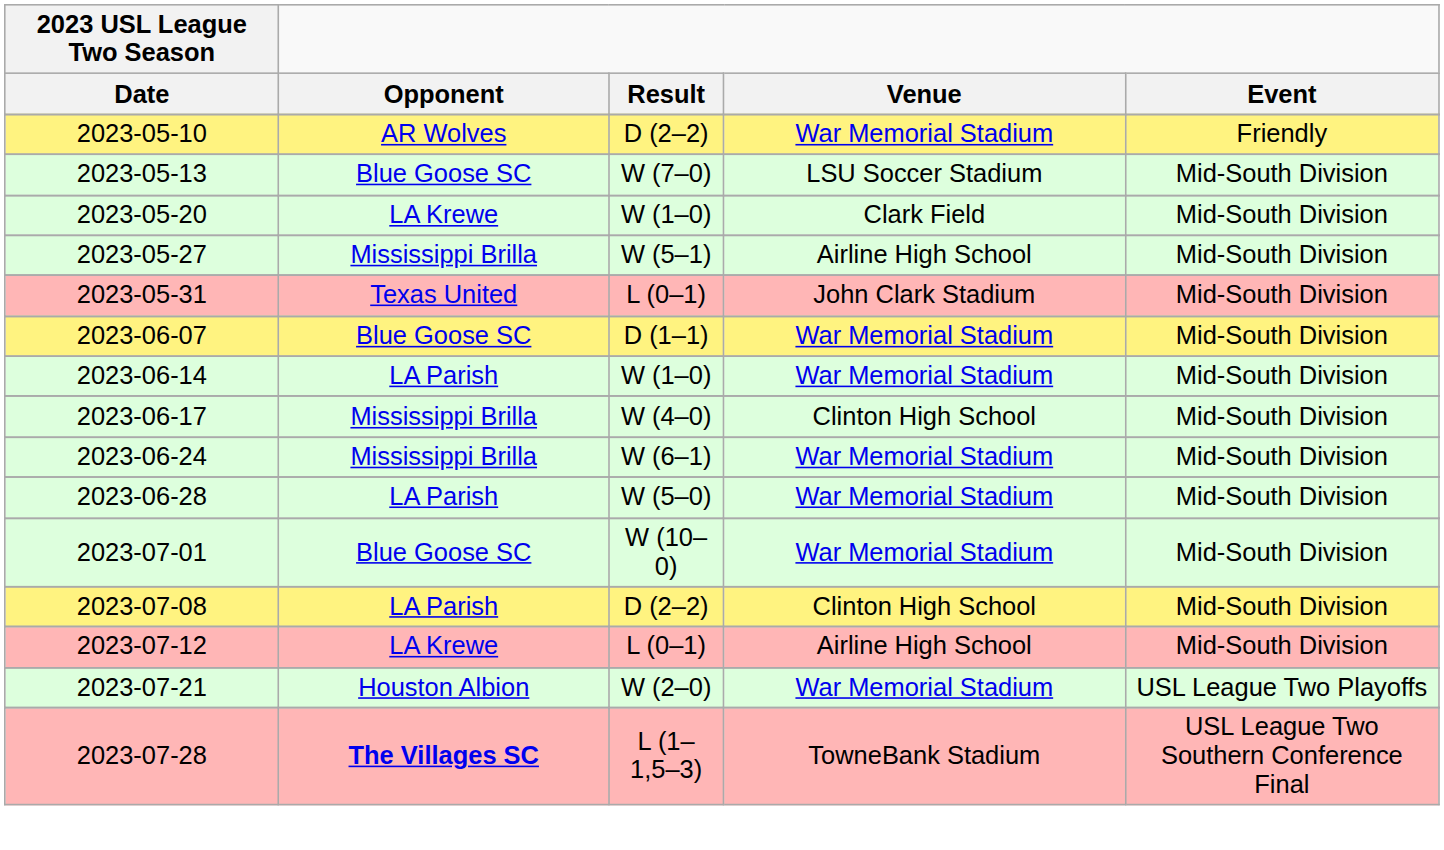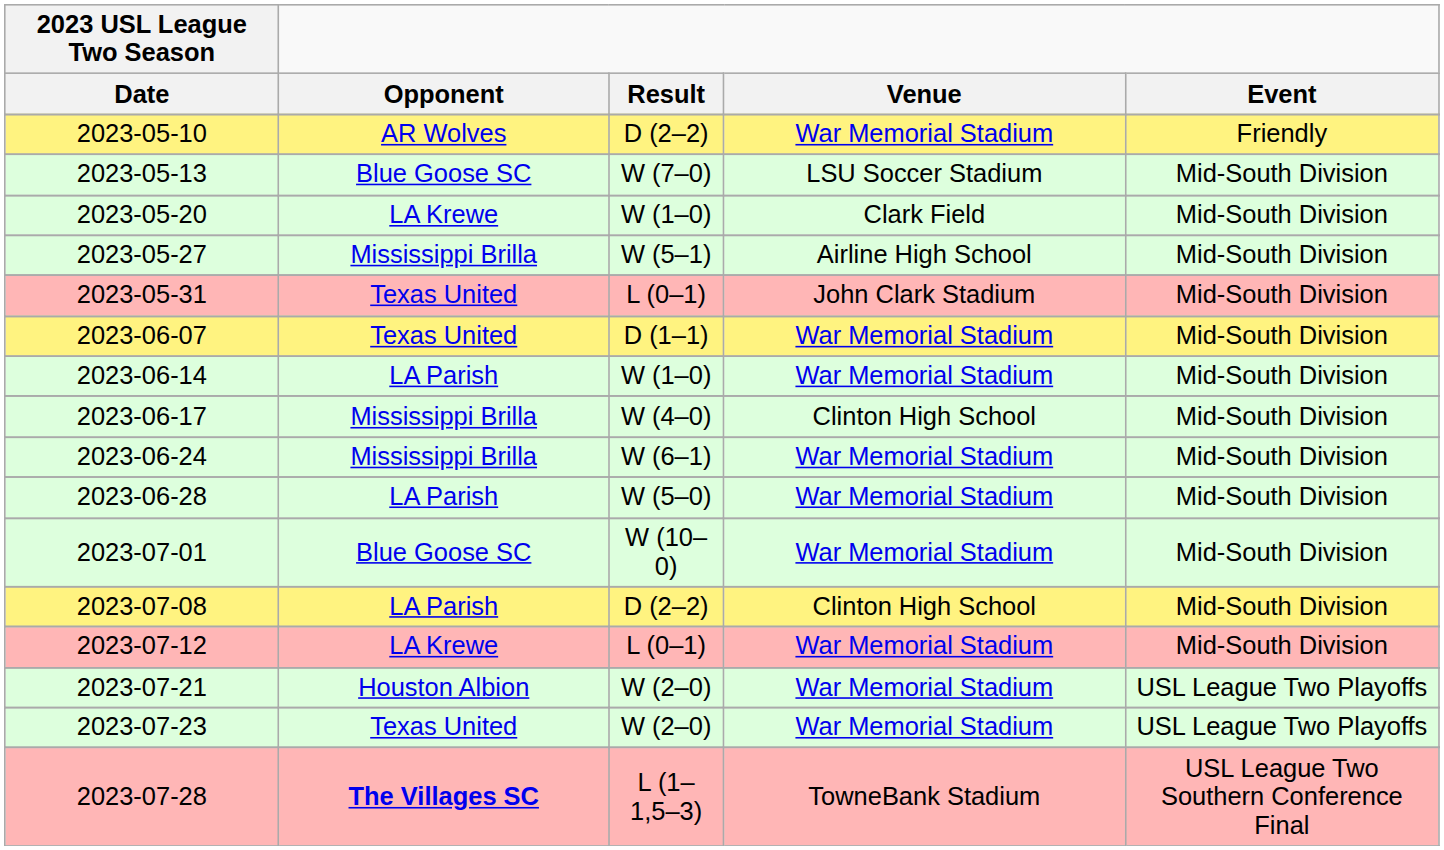(444, 335) Blue Goose SC -> (444, 335) Texas United
(924, 646) Airline High School -> (924, 646) War Memorial Stadium
+ row: (142, 727)
